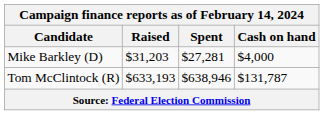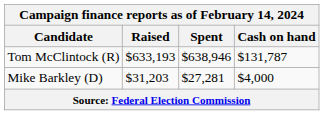rows swapped: (63, 78) <-> (55, 57)
